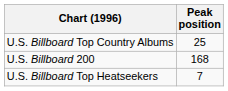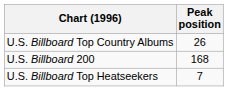(200, 42) 25 -> (200, 42) 26
